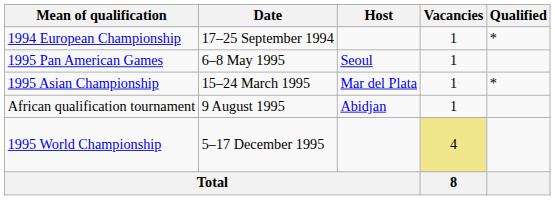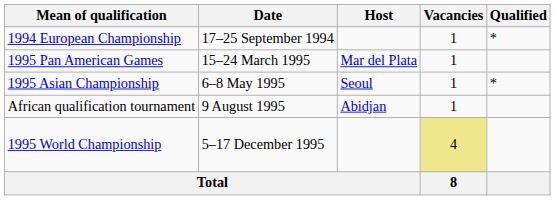(243, 60) 6–8 May 1995 -> (256, 60) 15–24 March 1995
(357, 60) Seoul -> (379, 60) Mar del Plata
(256, 83) 15–24 March 1995 -> (243, 83) 6–8 May 1995
(379, 83) Mar del Plata -> (357, 83) Seoul
